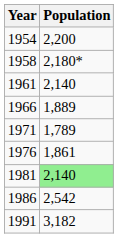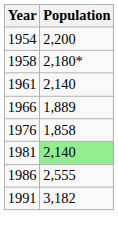- row: (22, 130)
(59, 152) 1,861 -> (59, 130) 1,858
(59, 198) 2,542 -> (59, 175) 2,555
